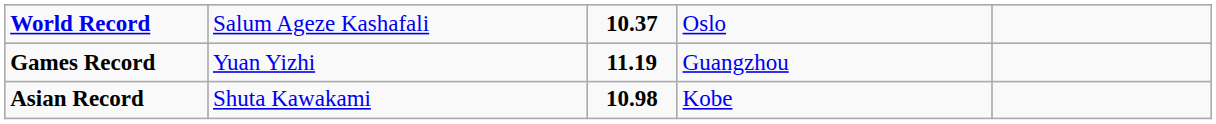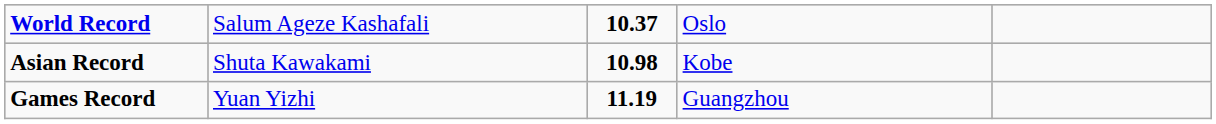rows swapped: (77, 99) <-> (83, 61)
